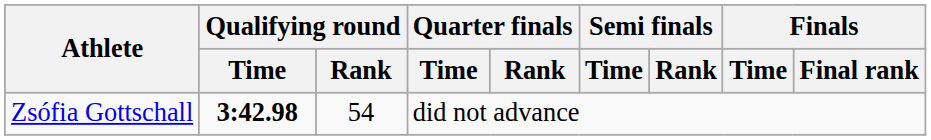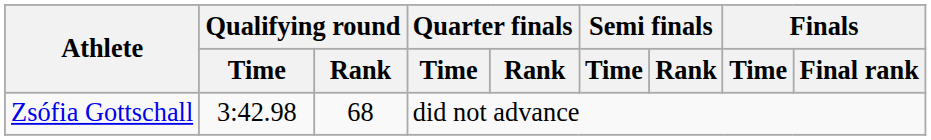(257, 113) bold -> (257, 113) normal
(361, 113) 54 -> (361, 113) 68
